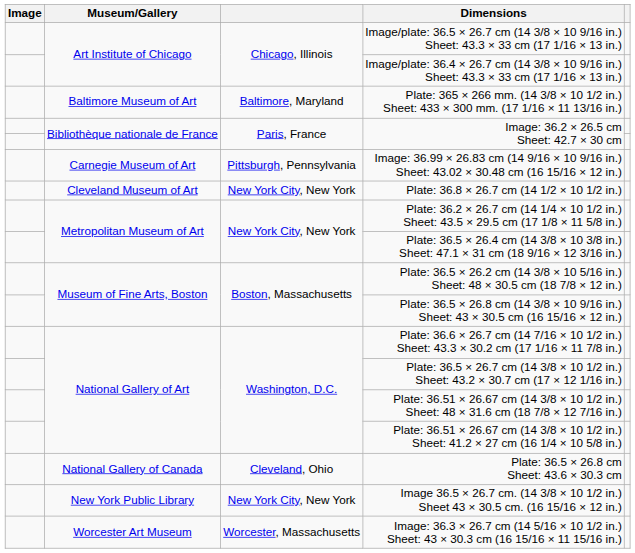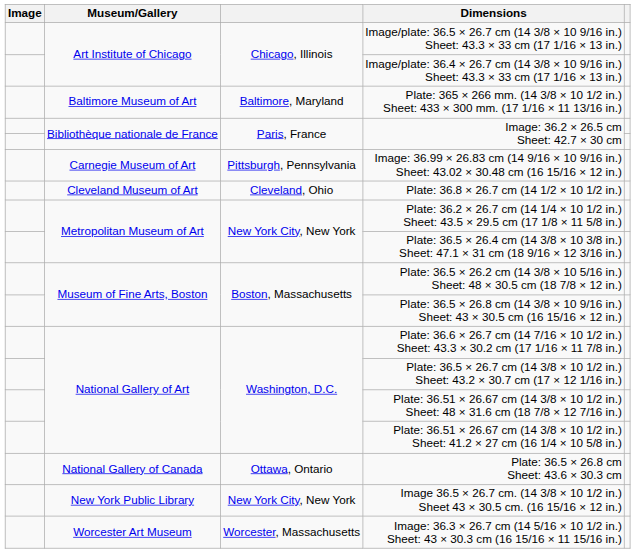(292, 190) New York City, New York -> (292, 190) Cleveland, Ohio
(292, 469) Cleveland, Ohio -> (292, 469) Ottawa, Ontario
